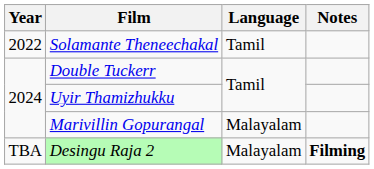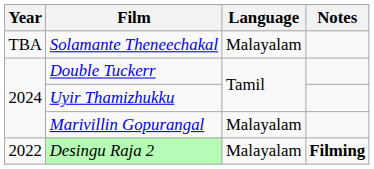(25, 44) 2022 -> (25, 44) TBA
(245, 44) Tamil -> (264, 44) Malayalam
(25, 151) TBA -> (25, 151) 2022
